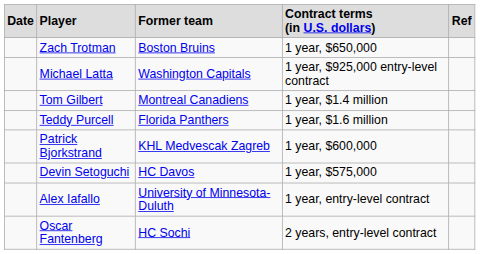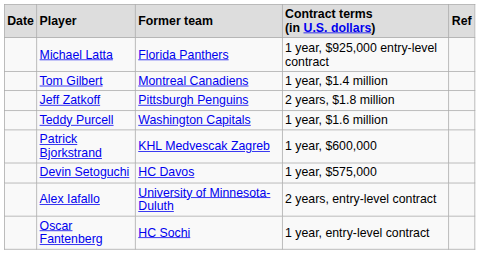- row: (78, 47)
(195, 74) Washington Capitals -> (183, 54) Florida Panthers
+ row: (70, 100)
(183, 120) Florida Panthers -> (195, 120) Washington Capitals
(357, 199) 1 year, entry-level contract -> (361, 199) 2 years, entry-level contract
(361, 232) 2 years, entry-level contract -> (357, 232) 1 year, entry-level contract
